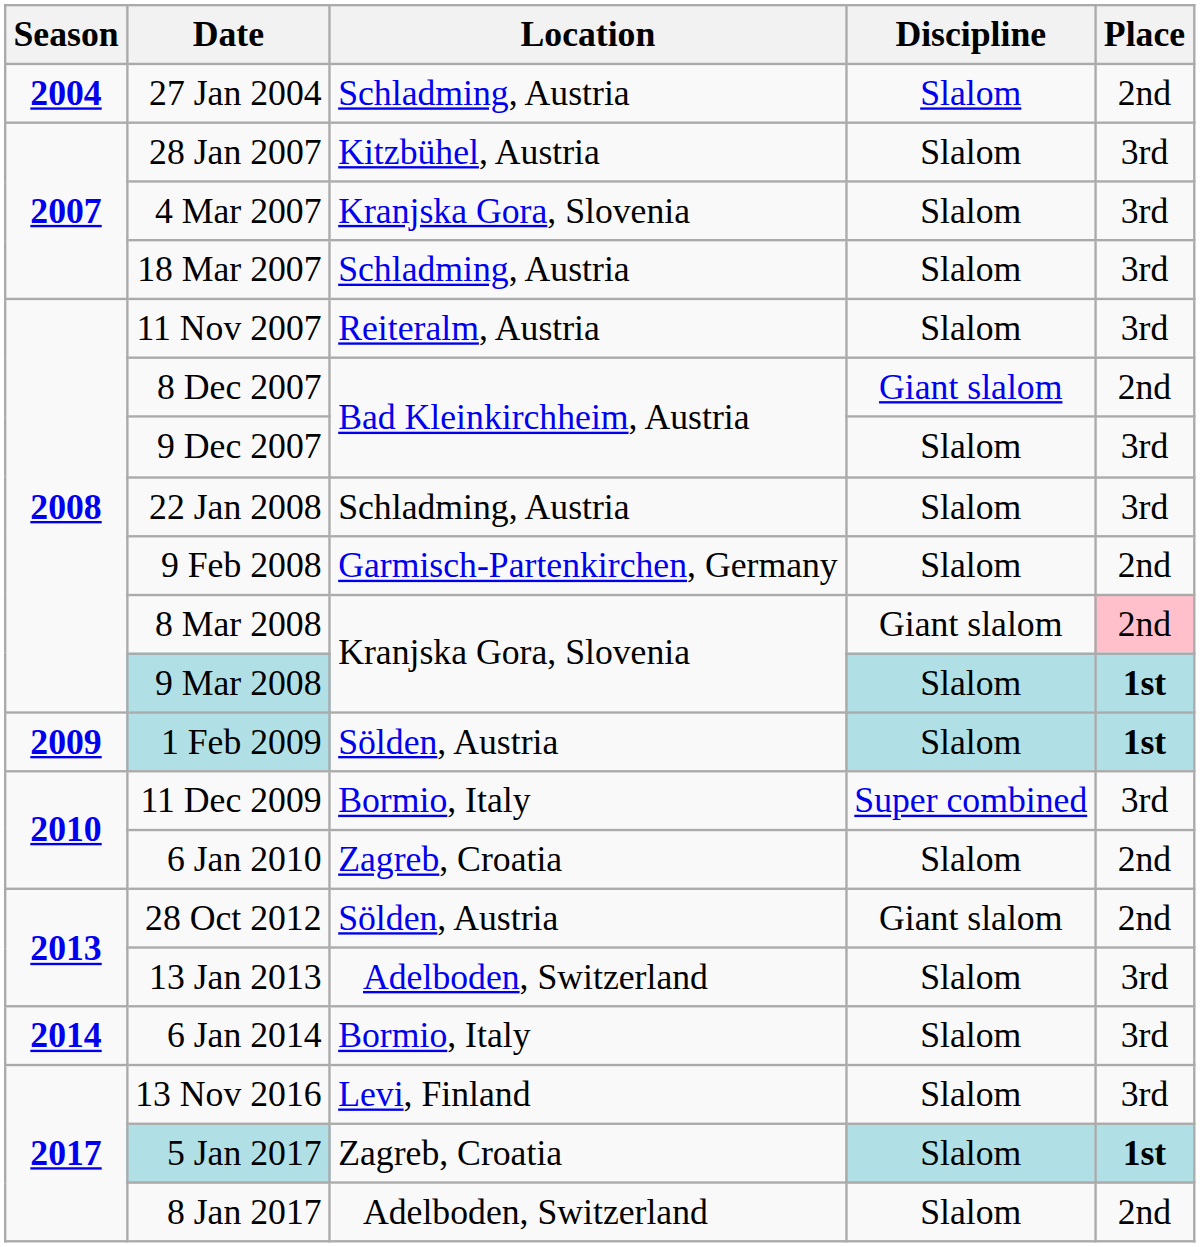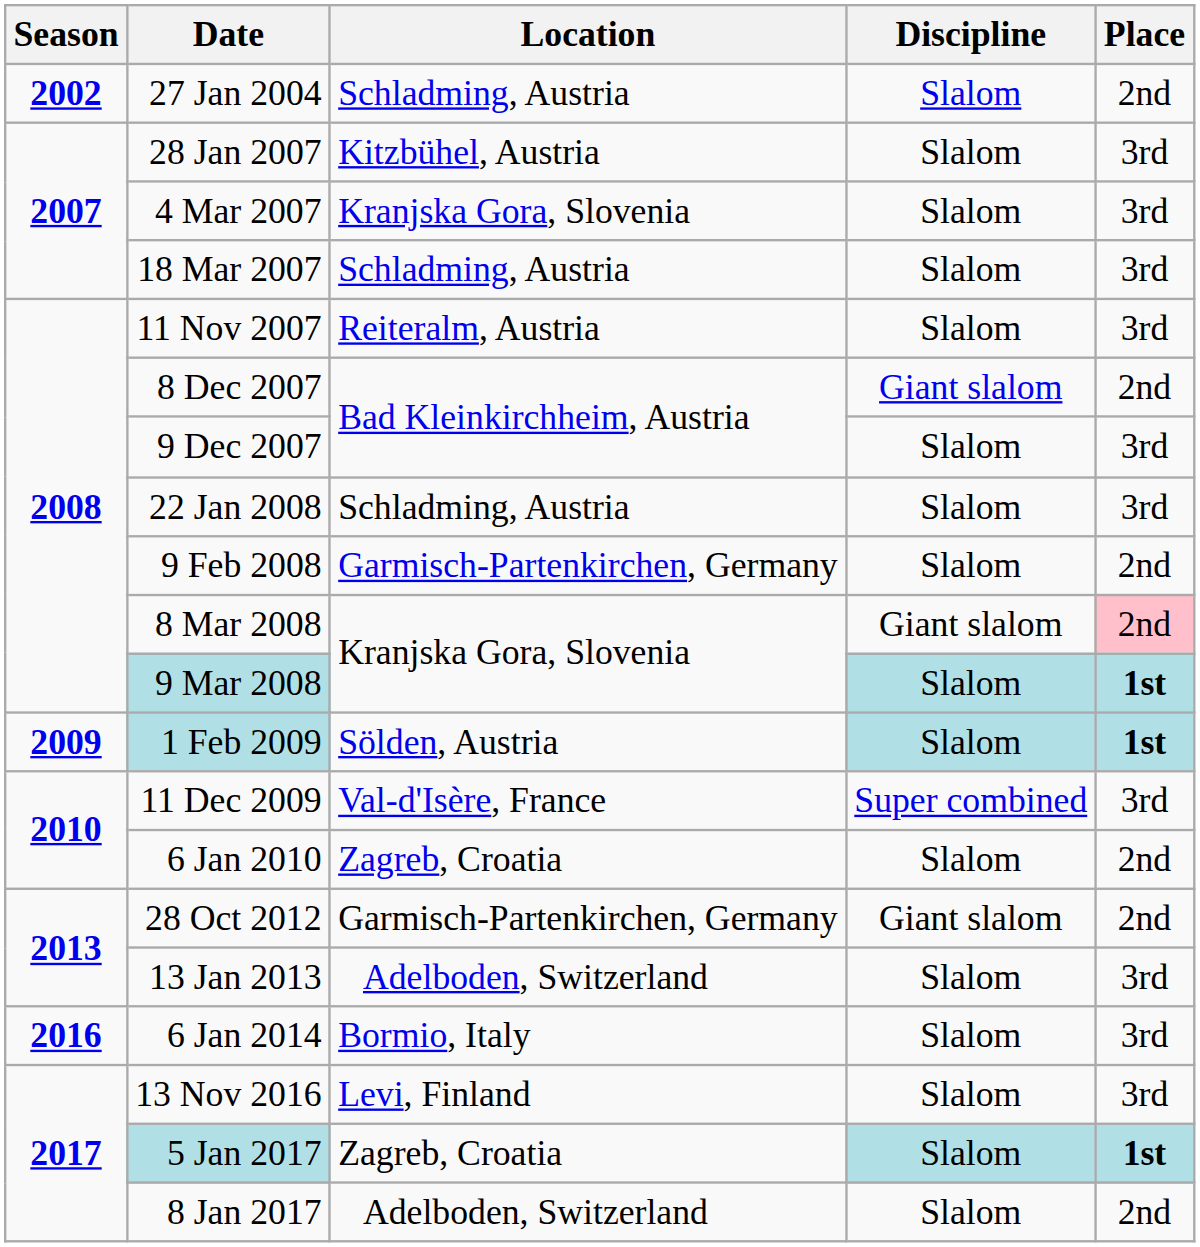(66, 93) 2004 -> (66, 93) 2002
(434, 799) Bormio, Italy -> (472, 799) Val-d'Isère, France
(448, 917) Sölden, Austria -> (588, 917) Garmisch-Partenkirchen, Germany
(66, 1035) 2014 -> (66, 1035) 2016
